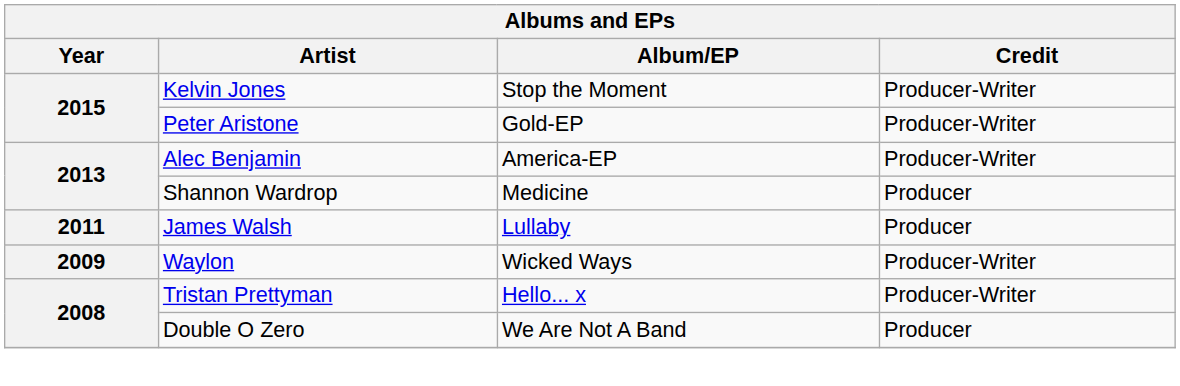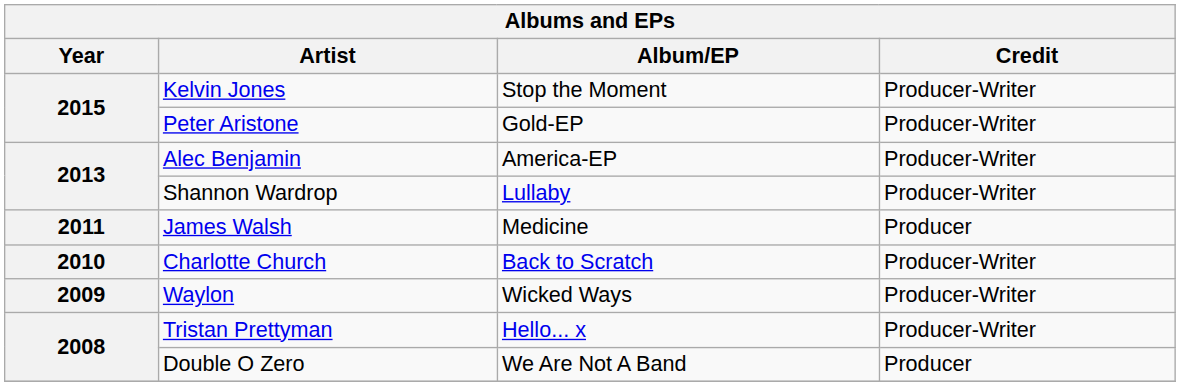(545, 192) Medicine -> (536, 192) Lullaby
(928, 192) Producer -> (960, 192) Producer-Writer
(536, 227) Lullaby -> (545, 227) Medicine
+ row: (245, 261)
